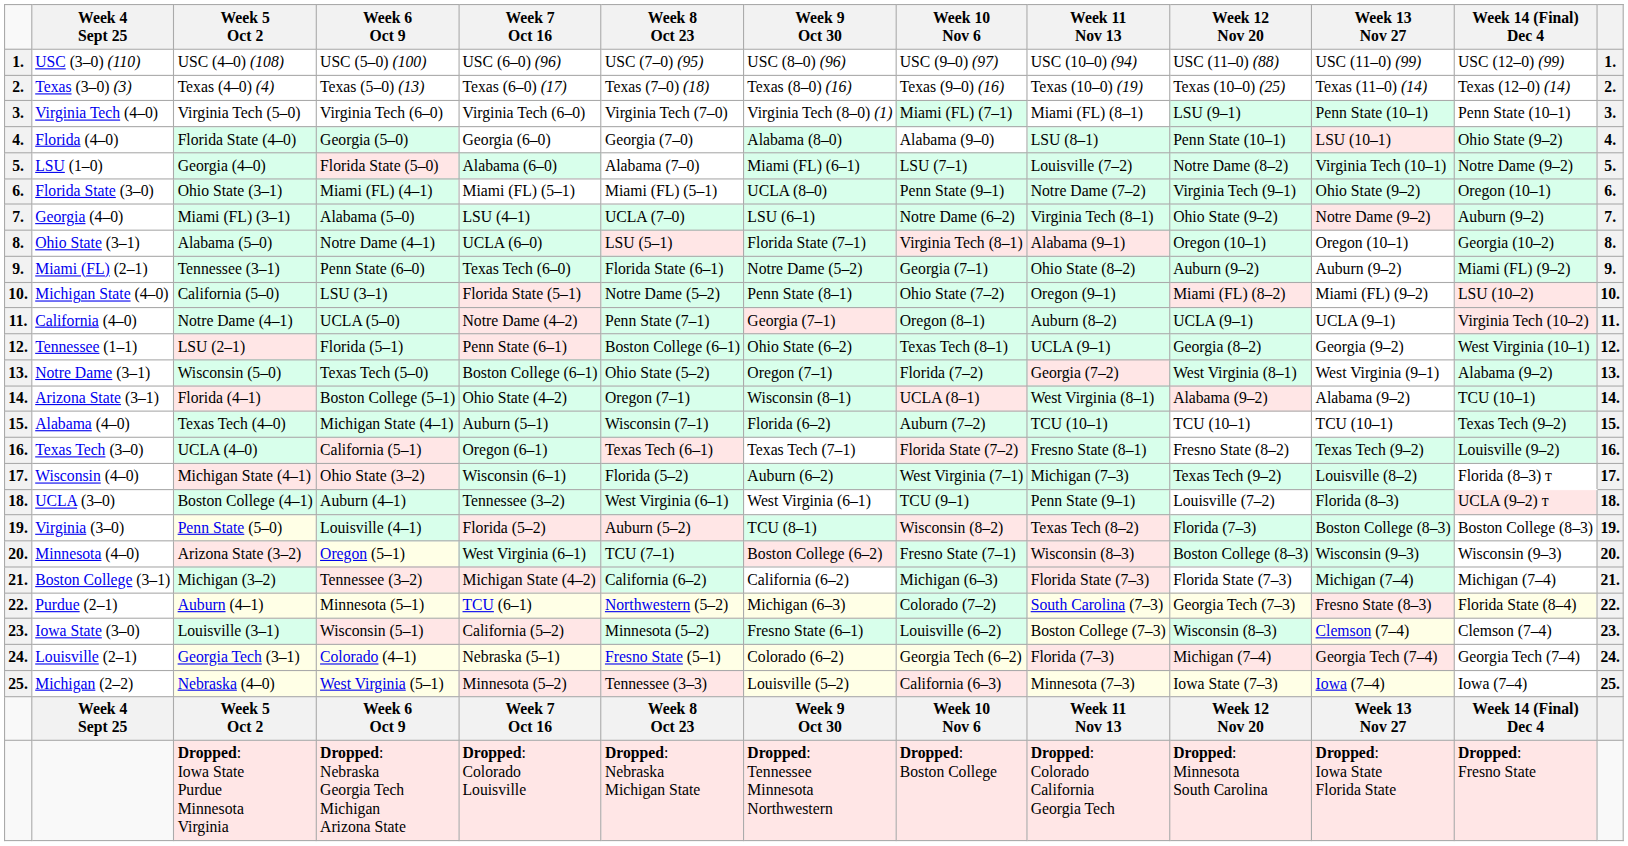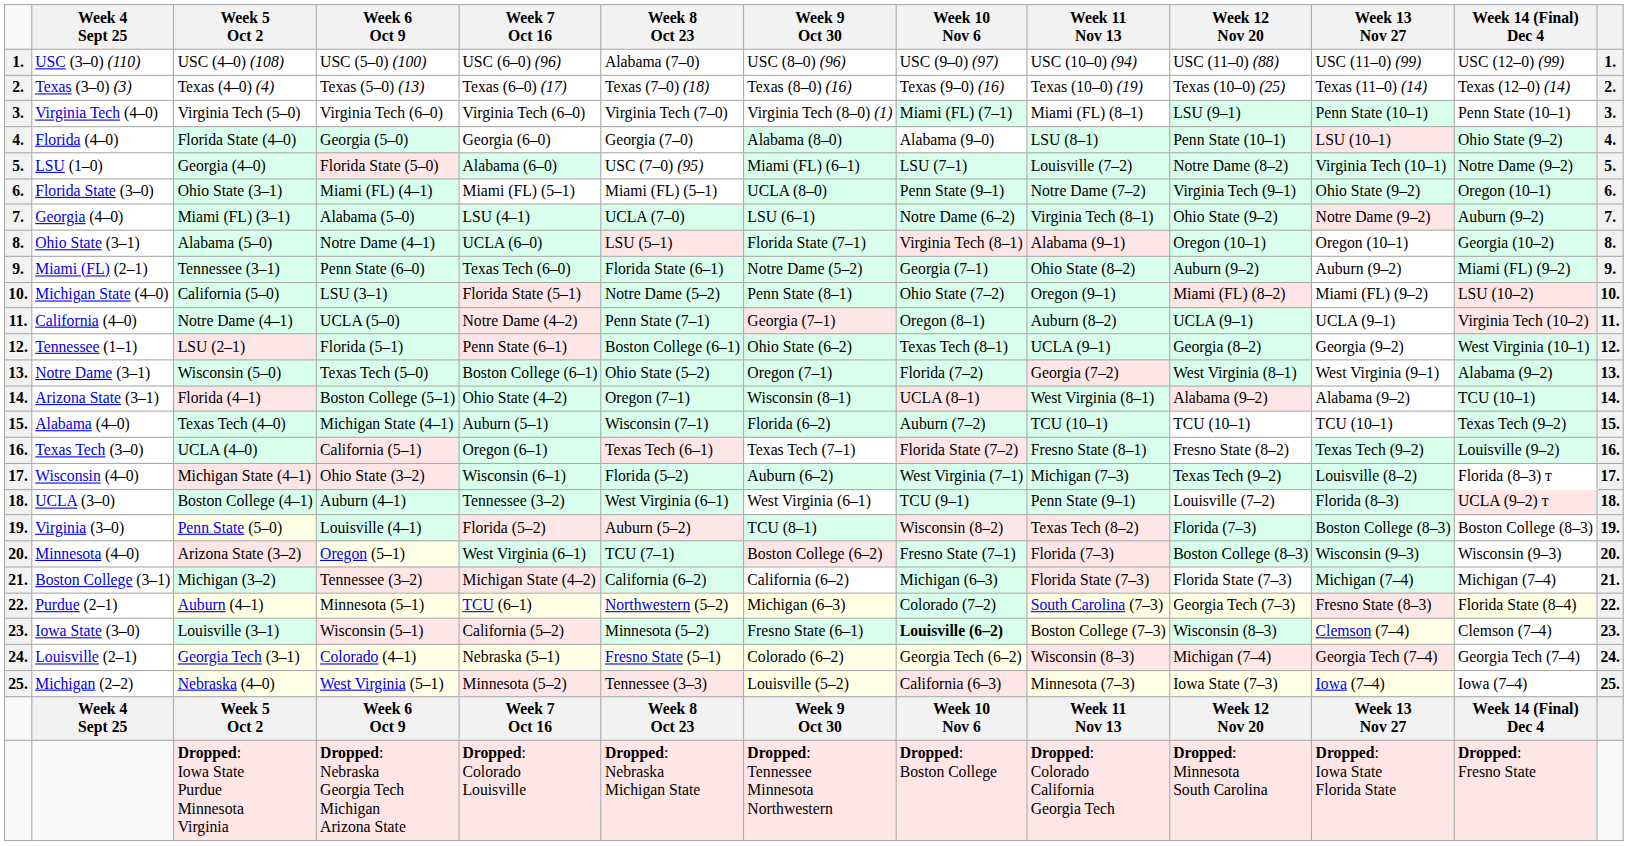(654, 62) USC (7–0) (95) -> (652, 62) Alabama (7–0)
(652, 165) Alabama (7–0) -> (654, 165) USC (7–0) (95)
(1082, 554) Wisconsin (8–3) -> (1072, 554) Florida (7–3)
(951, 631) normal -> (951, 631) bold
(1072, 657) Florida (7–3) -> (1082, 657) Wisconsin (8–3)
